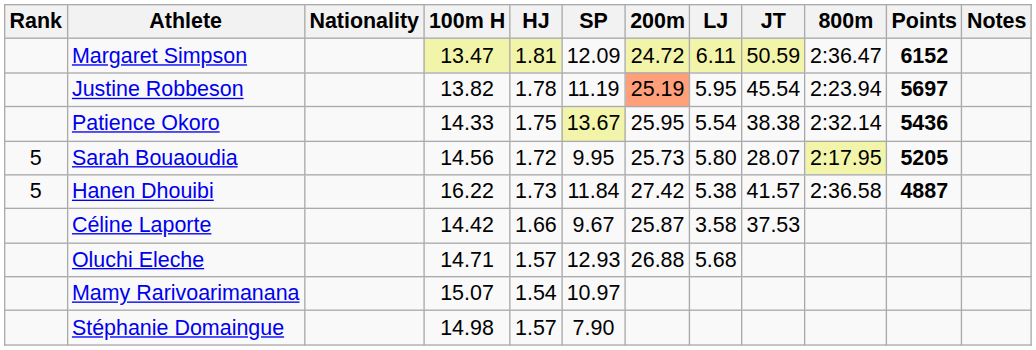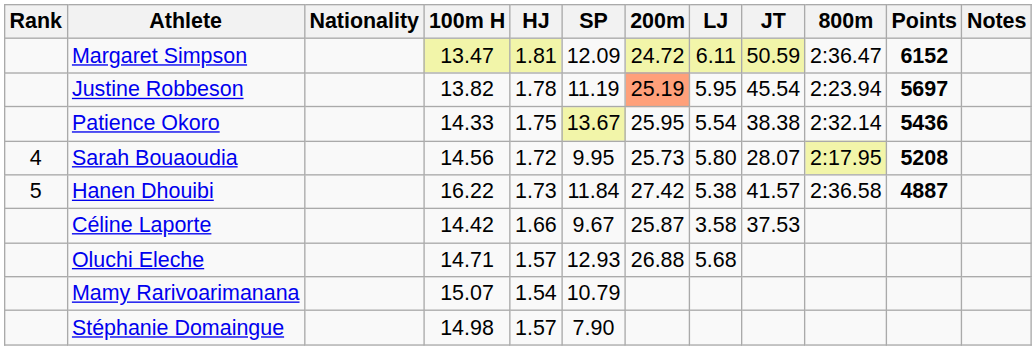(36, 157) 5 -> (36, 157) 4
(924, 157) 5205 -> (924, 157) 5208
(593, 293) 10.97 -> (593, 293) 10.79
